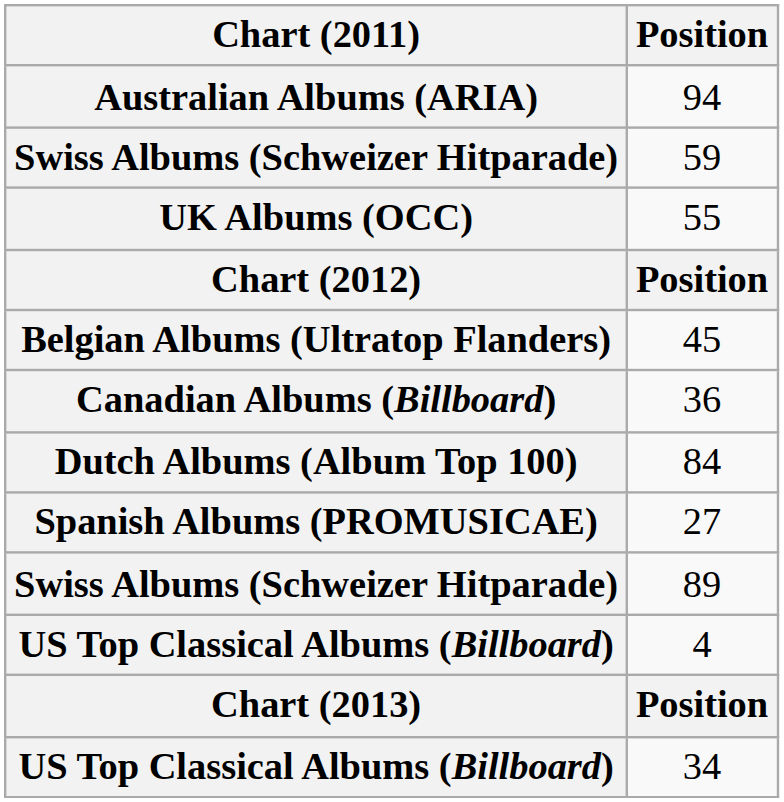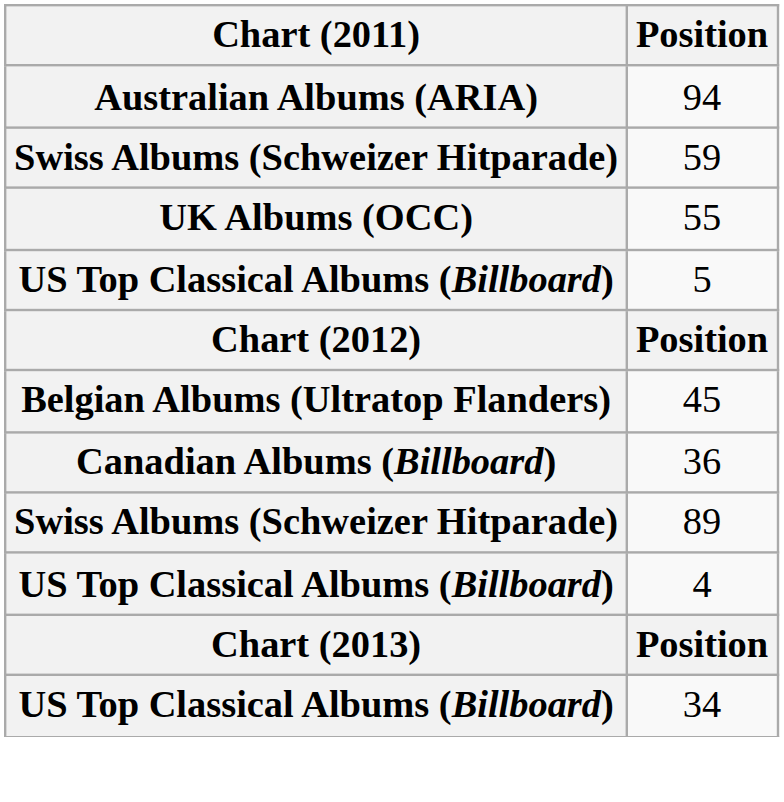+ row: (702, 278)
- row: (702, 461)
- row: (702, 522)
